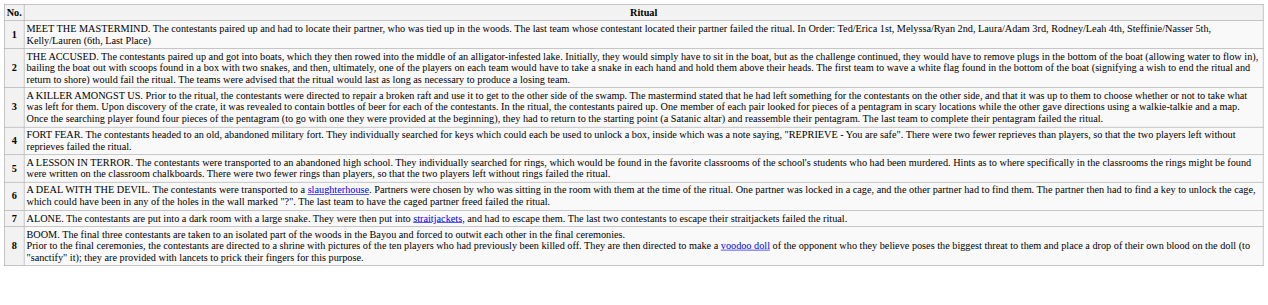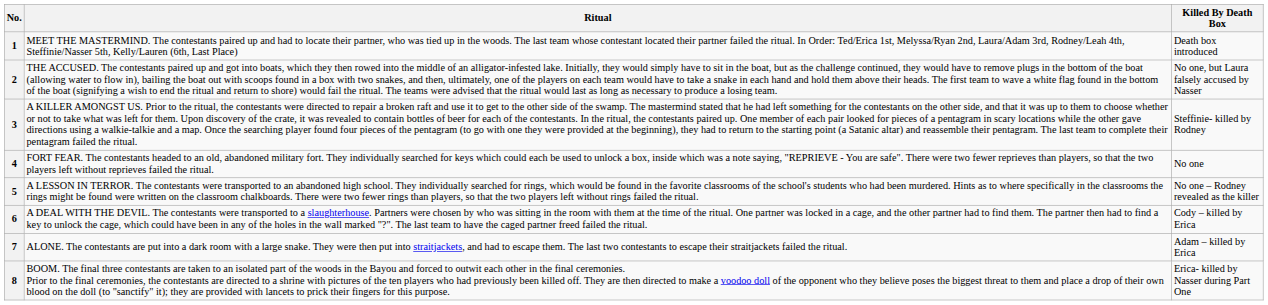+ column: (1217, 18)
